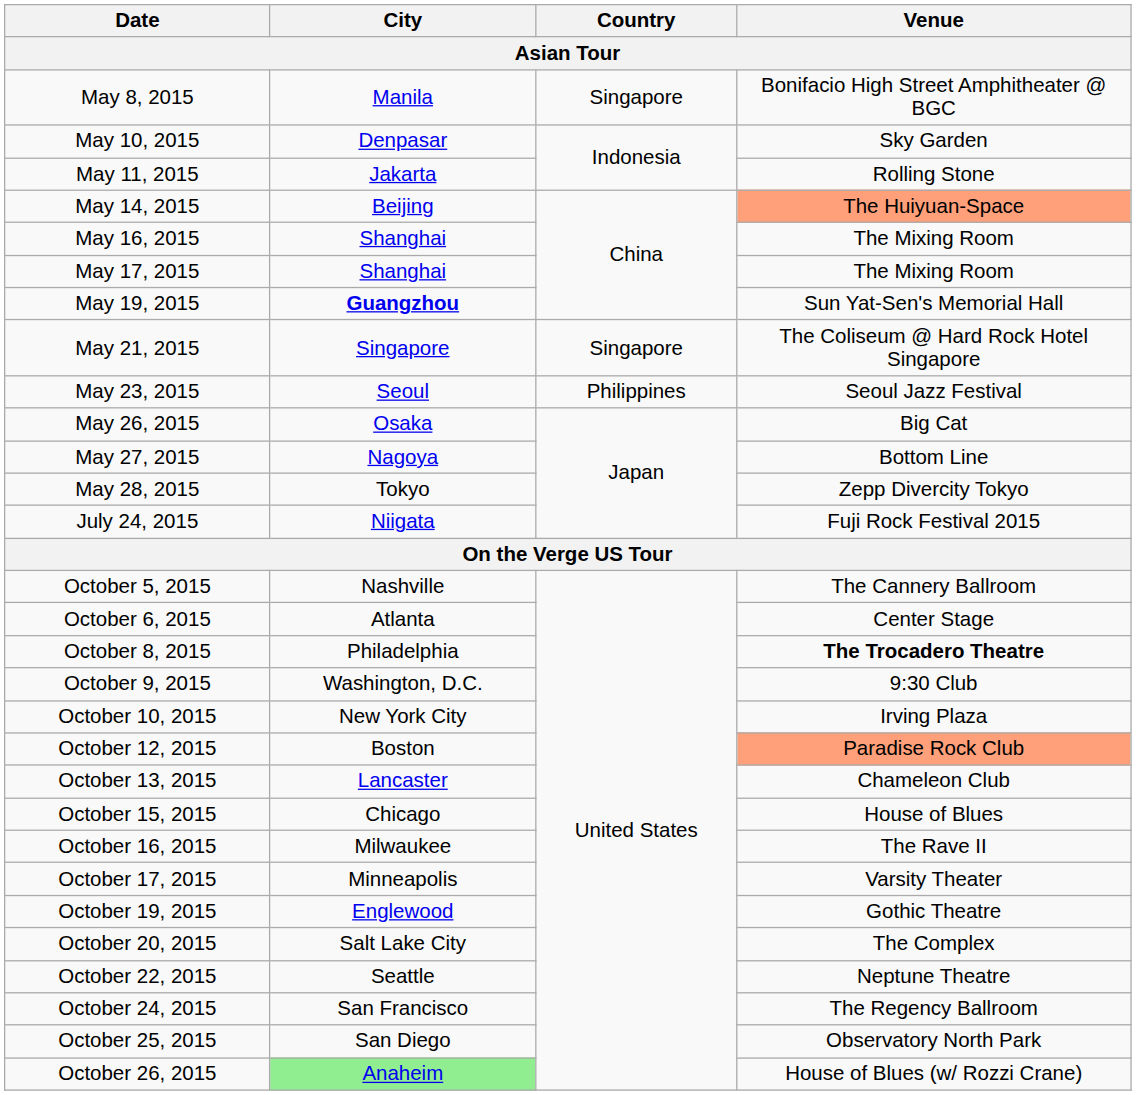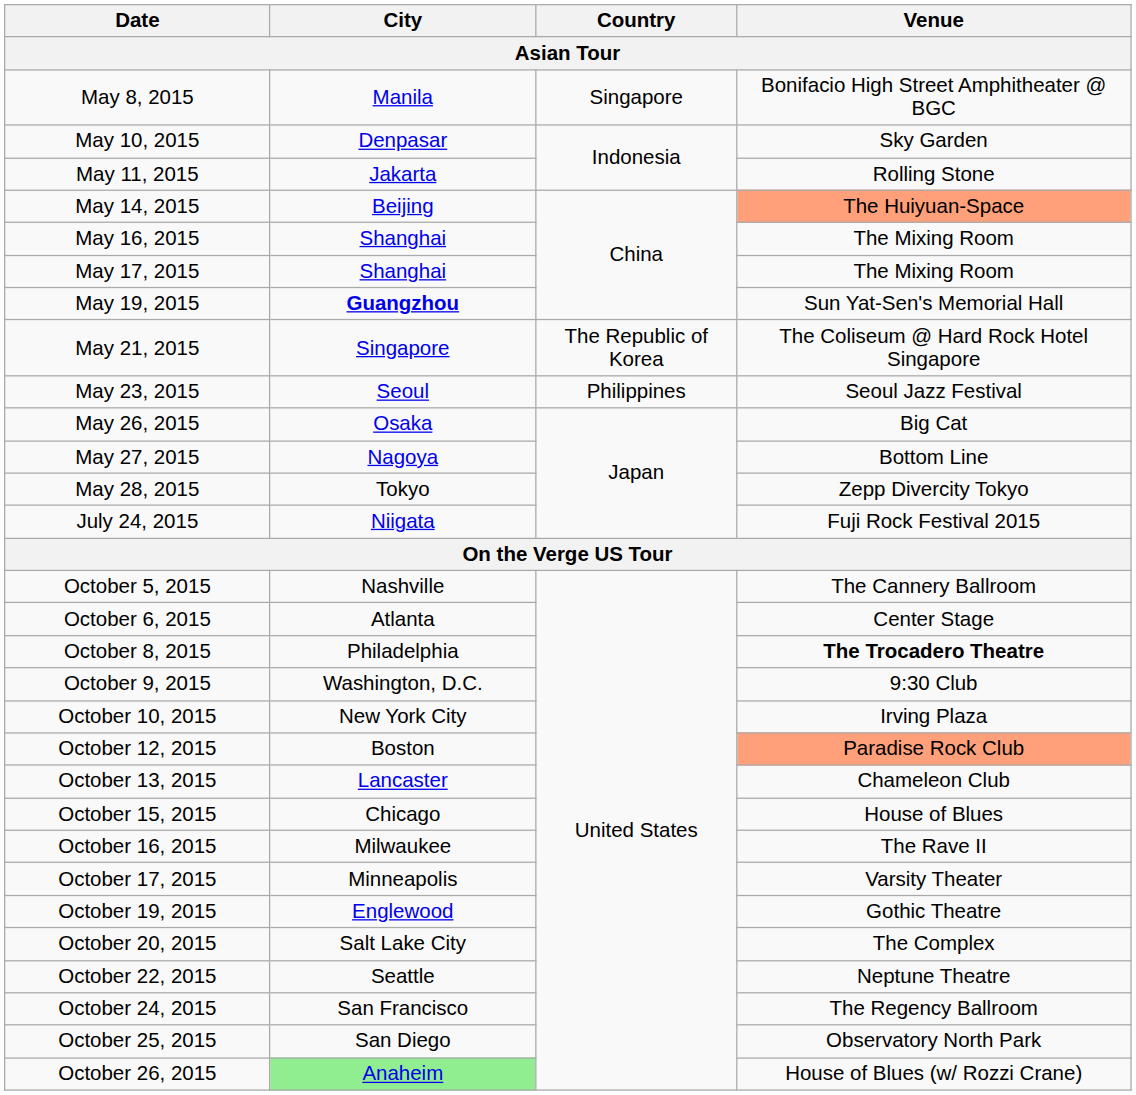(636, 347) Singapore -> (636, 347) The Republic of Korea
